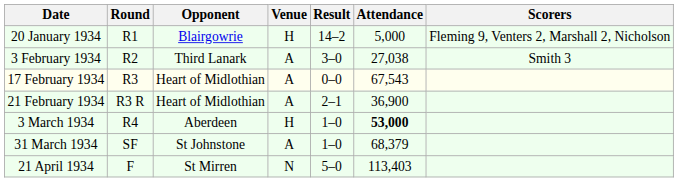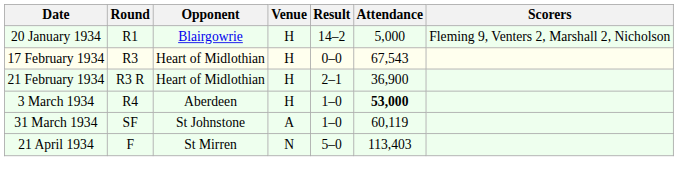- row: (56, 58)
(289, 79) A -> (289, 58) H
(289, 101) A -> (289, 79) H
(390, 144) 68,379 -> (390, 123) 60,119
